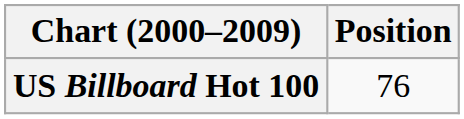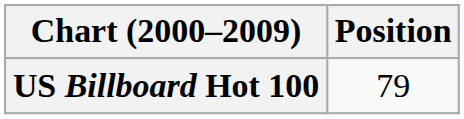(393, 85) 76 -> (393, 85) 79
